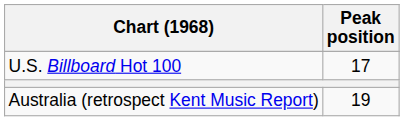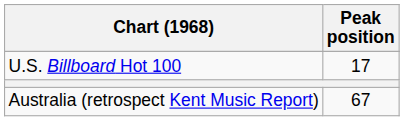(361, 101) 19 -> (361, 101) 67
